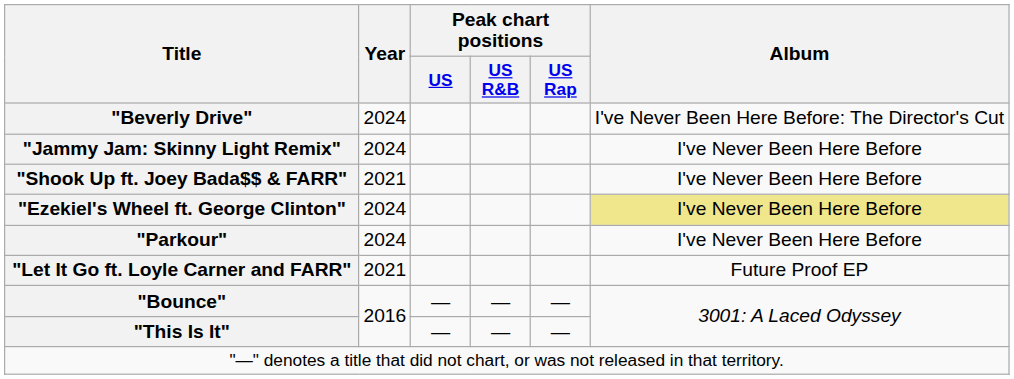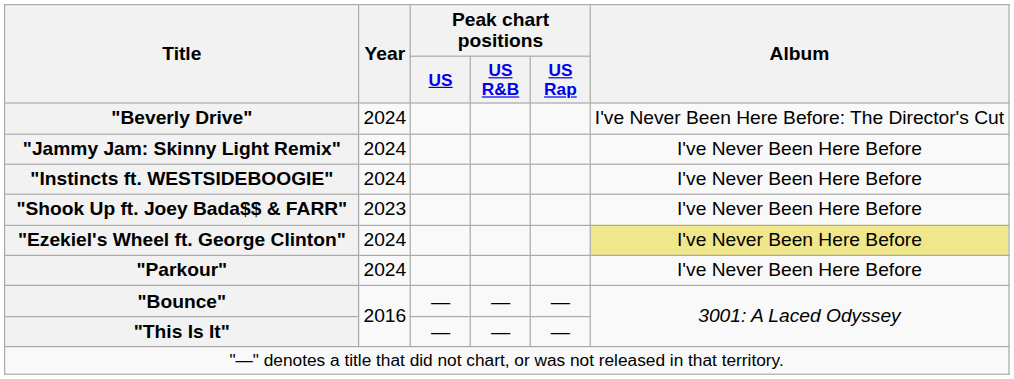+ row: (182, 179)
(385, 179) 2021 -> (385, 209) 2023
- row: (182, 270)
